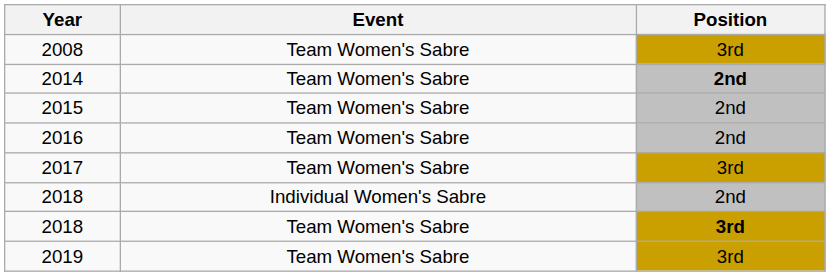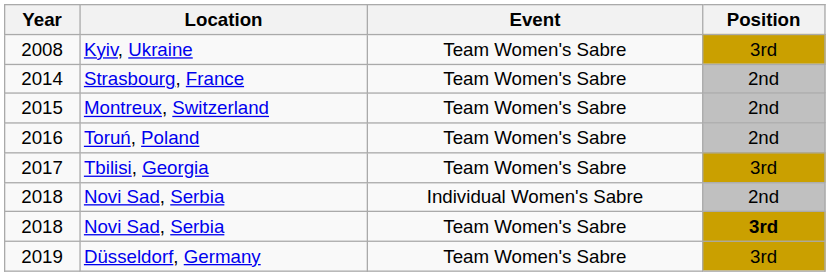+ column: (224, 20)
(730, 79) bold -> (764, 79) normal
